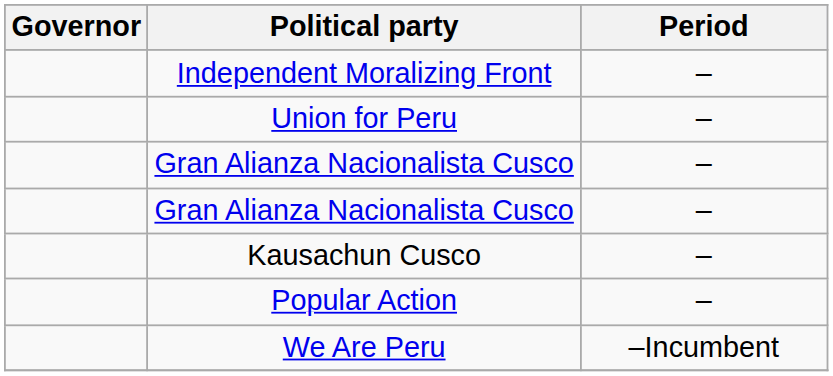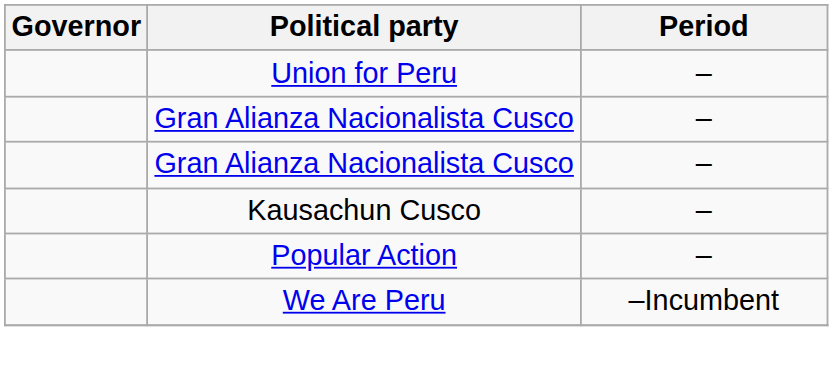- row: (364, 73)
